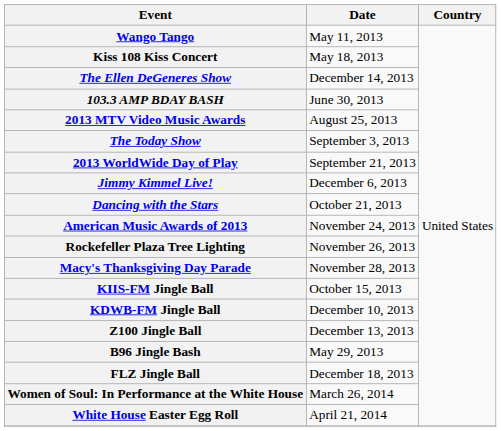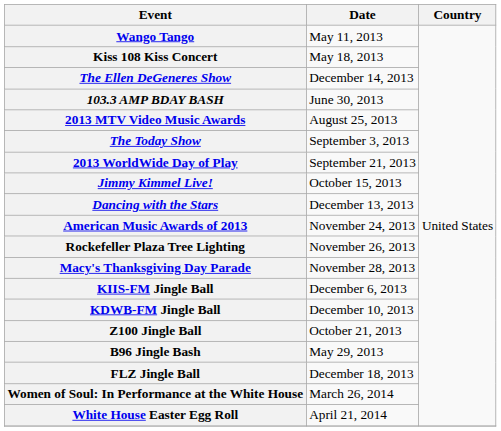(358, 183) December 6, 2013 -> (355, 183) October 15, 2013
(355, 204) October 21, 2013 -> (361, 204) December 13, 2013
(355, 288) October 15, 2013 -> (358, 288) December 6, 2013
(361, 330) December 13, 2013 -> (355, 330) October 21, 2013
